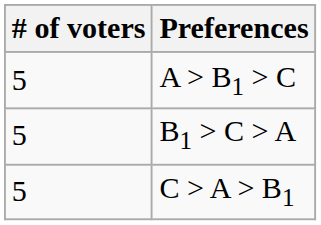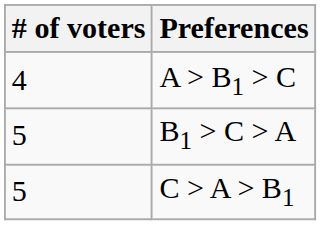(19, 79) 5 -> (19, 79) 4
